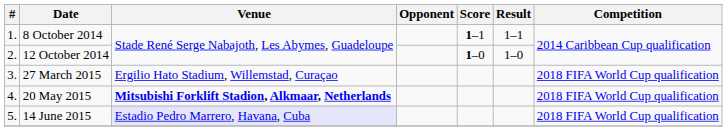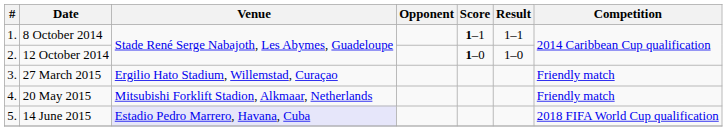(628, 75) 2018 FIFA World Cup qualification -> (576, 75) Friendly match
(253, 95) bold -> (244, 95) normal
(628, 95) 2018 FIFA World Cup qualification -> (576, 95) Friendly match
